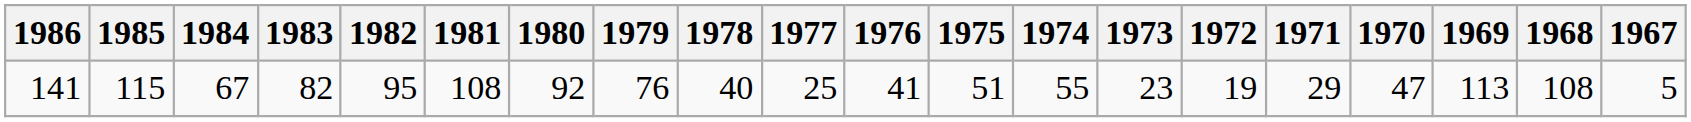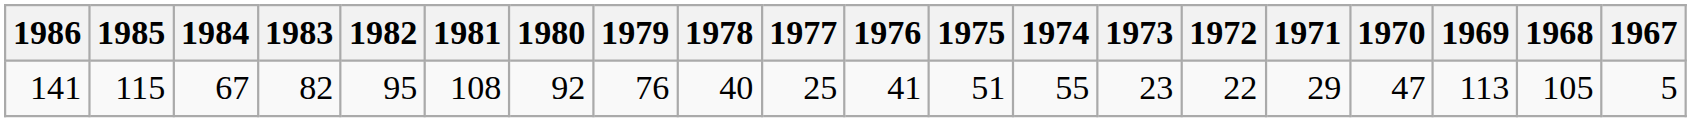(1240, 88) 19 -> (1240, 88) 22
(1568, 88) 108 -> (1568, 88) 105
